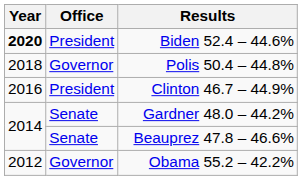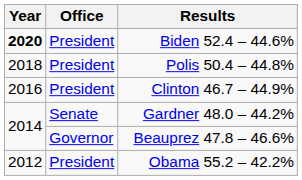(81, 65) Governor -> (82, 65) President
(74, 138) Senate -> (81, 138) Governor
(81, 162) Governor -> (82, 162) President
